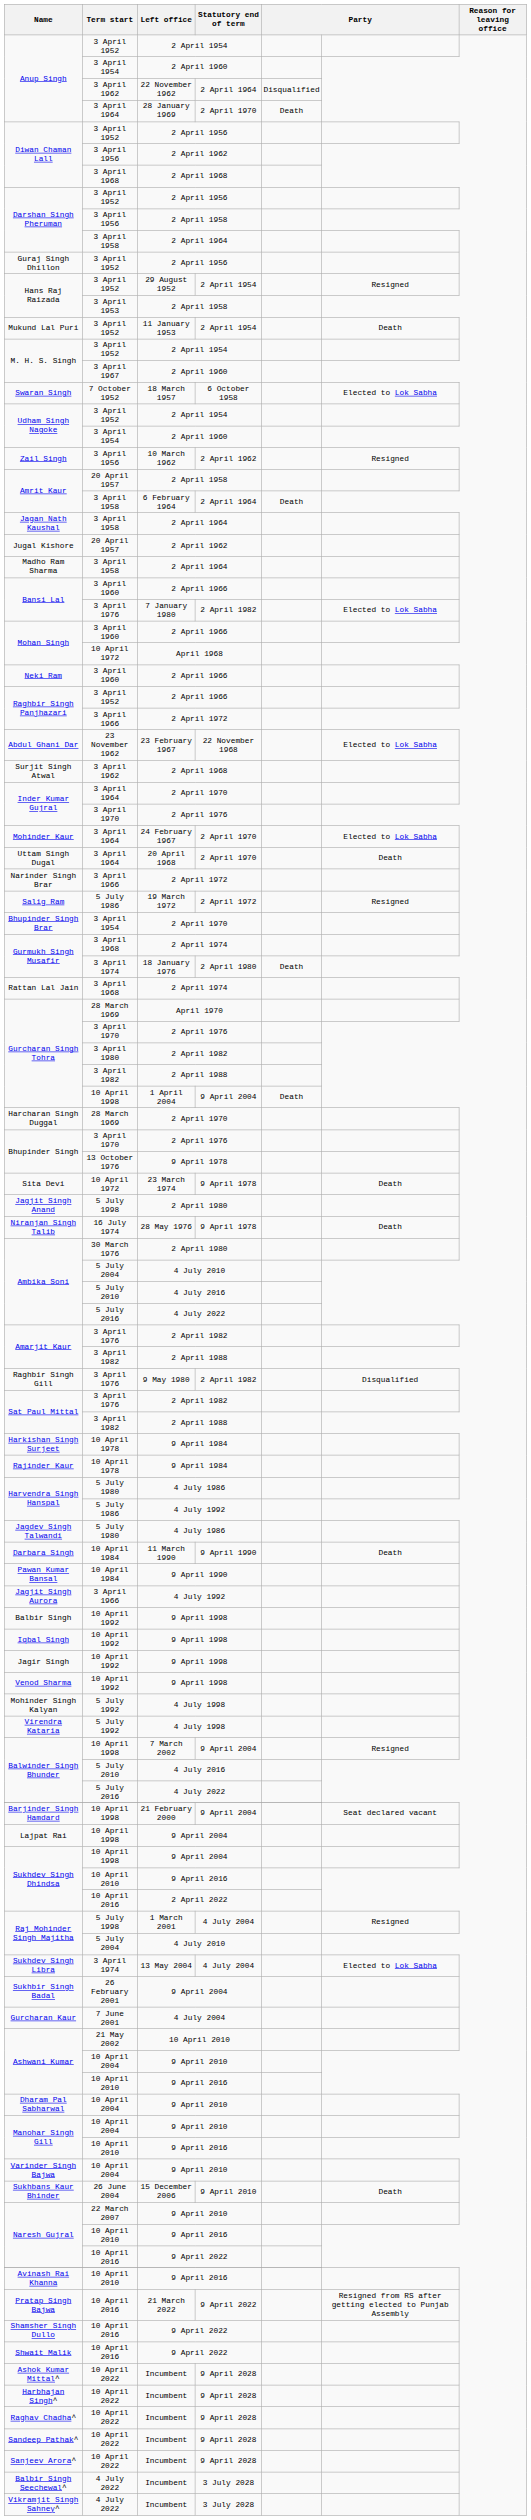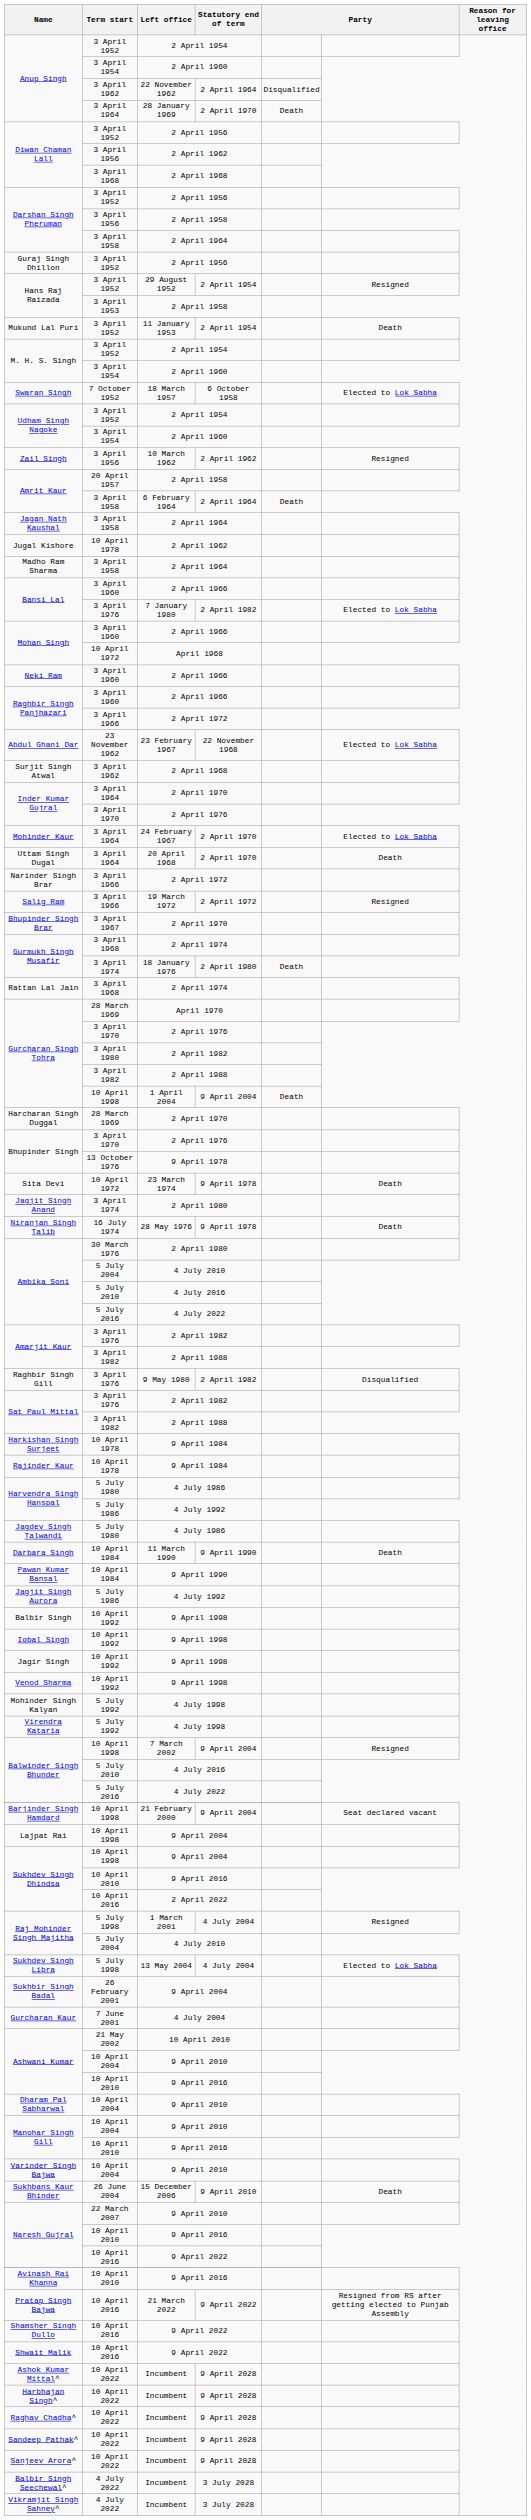(110, 372) 3 April 1967 -> (110, 372) 3 April 1954
(110, 545) 20 April 1957 -> (110, 545) 10 April 1978
(110, 697) 3 April 1952 -> (110, 697) 3 April 1960
(110, 902) 5 July 1986 -> (110, 902) 3 April 1966
(110, 923) 3 April 1954 -> (110, 923) 3 April 1967
(110, 1206) 5 July 1998 -> (110, 1206) 3 April 1974
(110, 1596) 3 April 1966 -> (110, 1596) 5 July 1986
(110, 1966) 3 April 1974 -> (110, 1966) 5 July 1998
